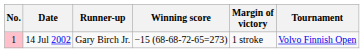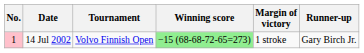columns swapped: (317, 18) <-> (103, 18)
(181, 40) no background -> (204, 40) lightgreen background
